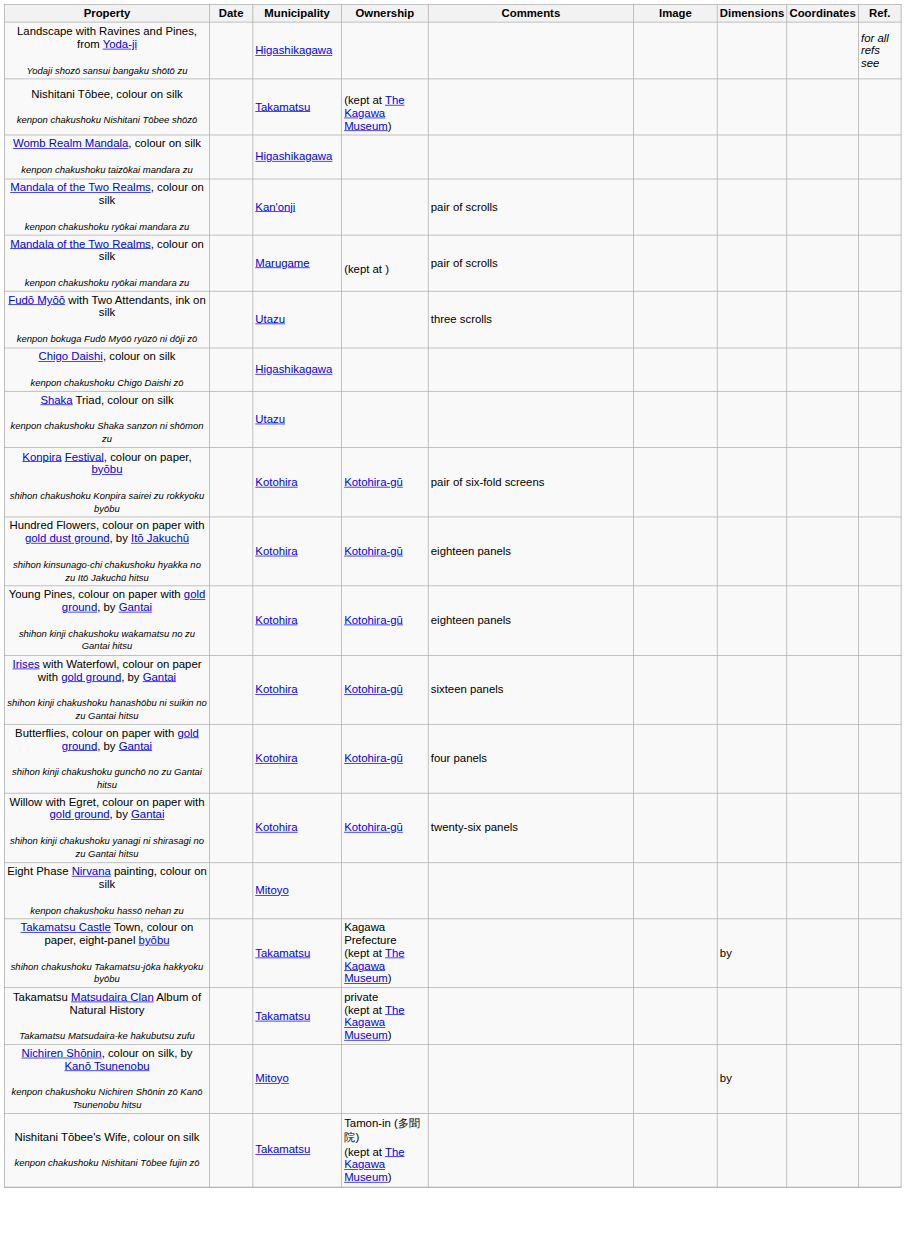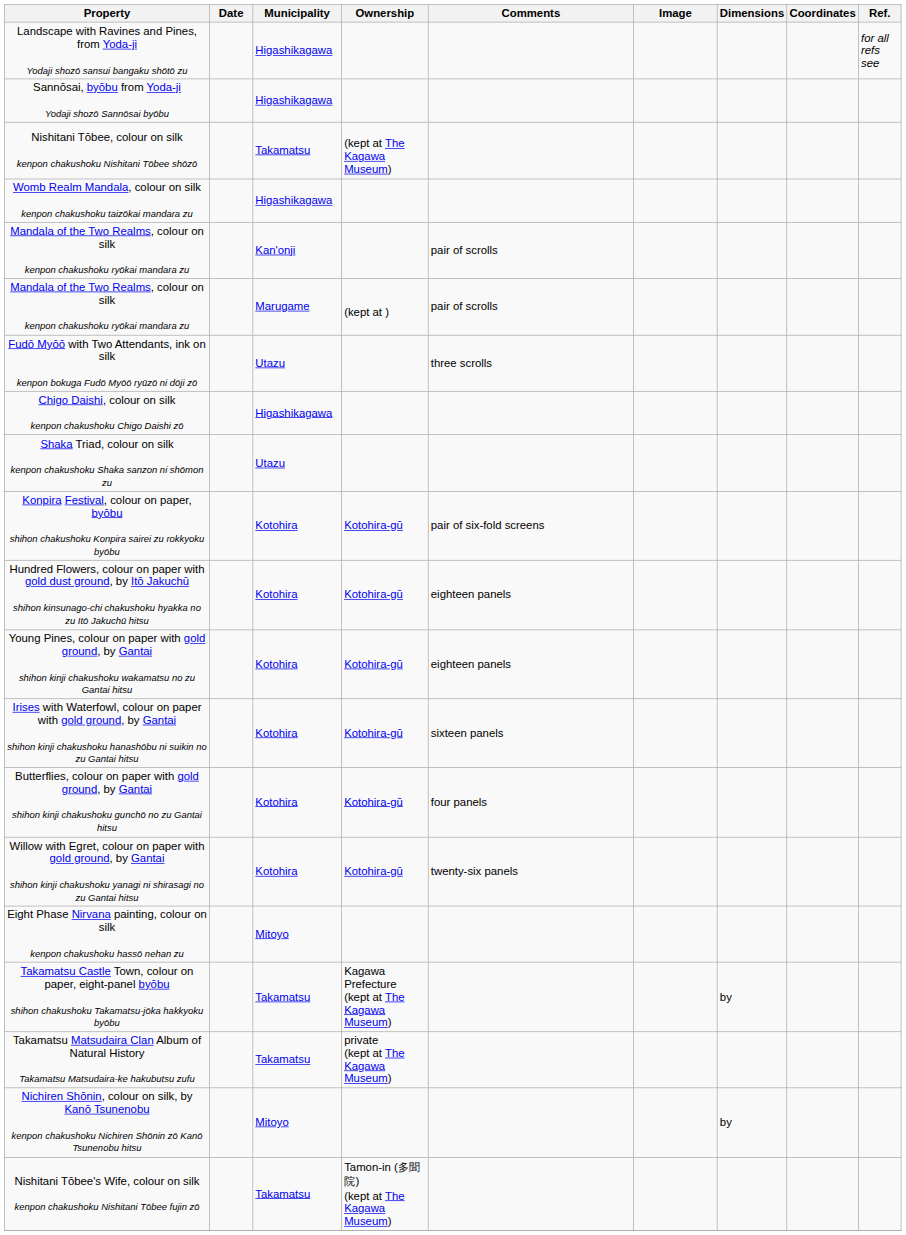+ row: (107, 100)
